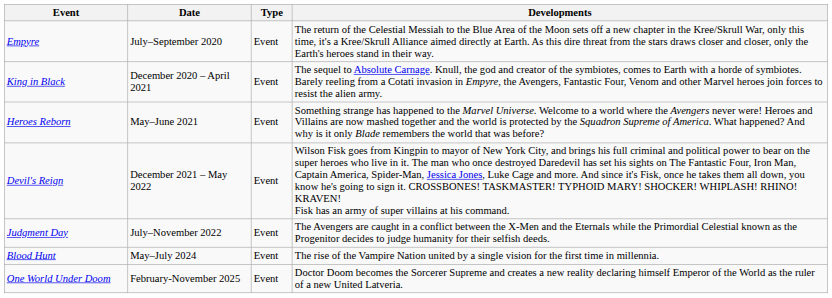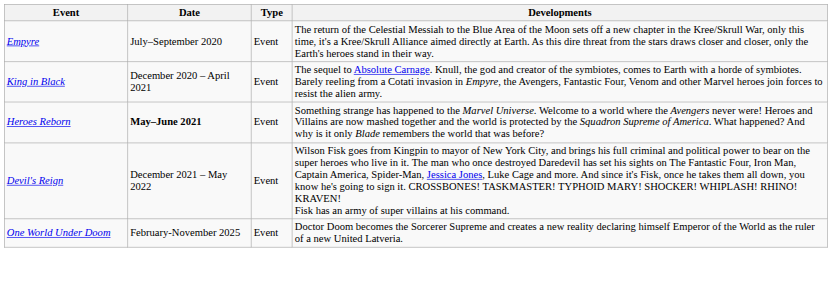(164, 122) normal -> (166, 122) bold
- row: (37, 233)
- row: (31, 255)
